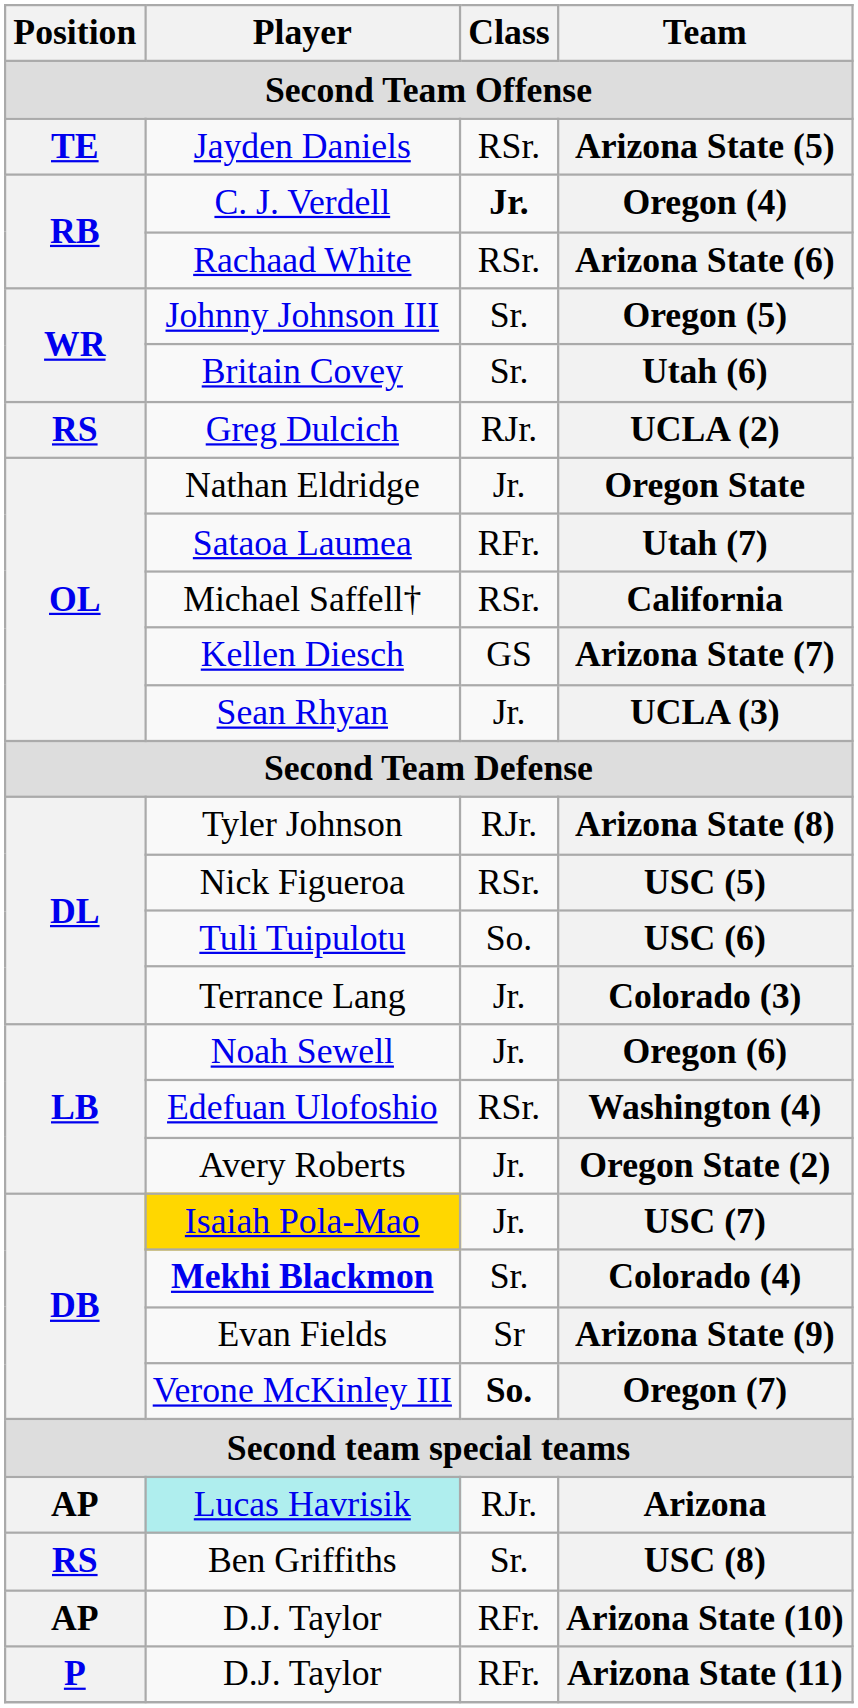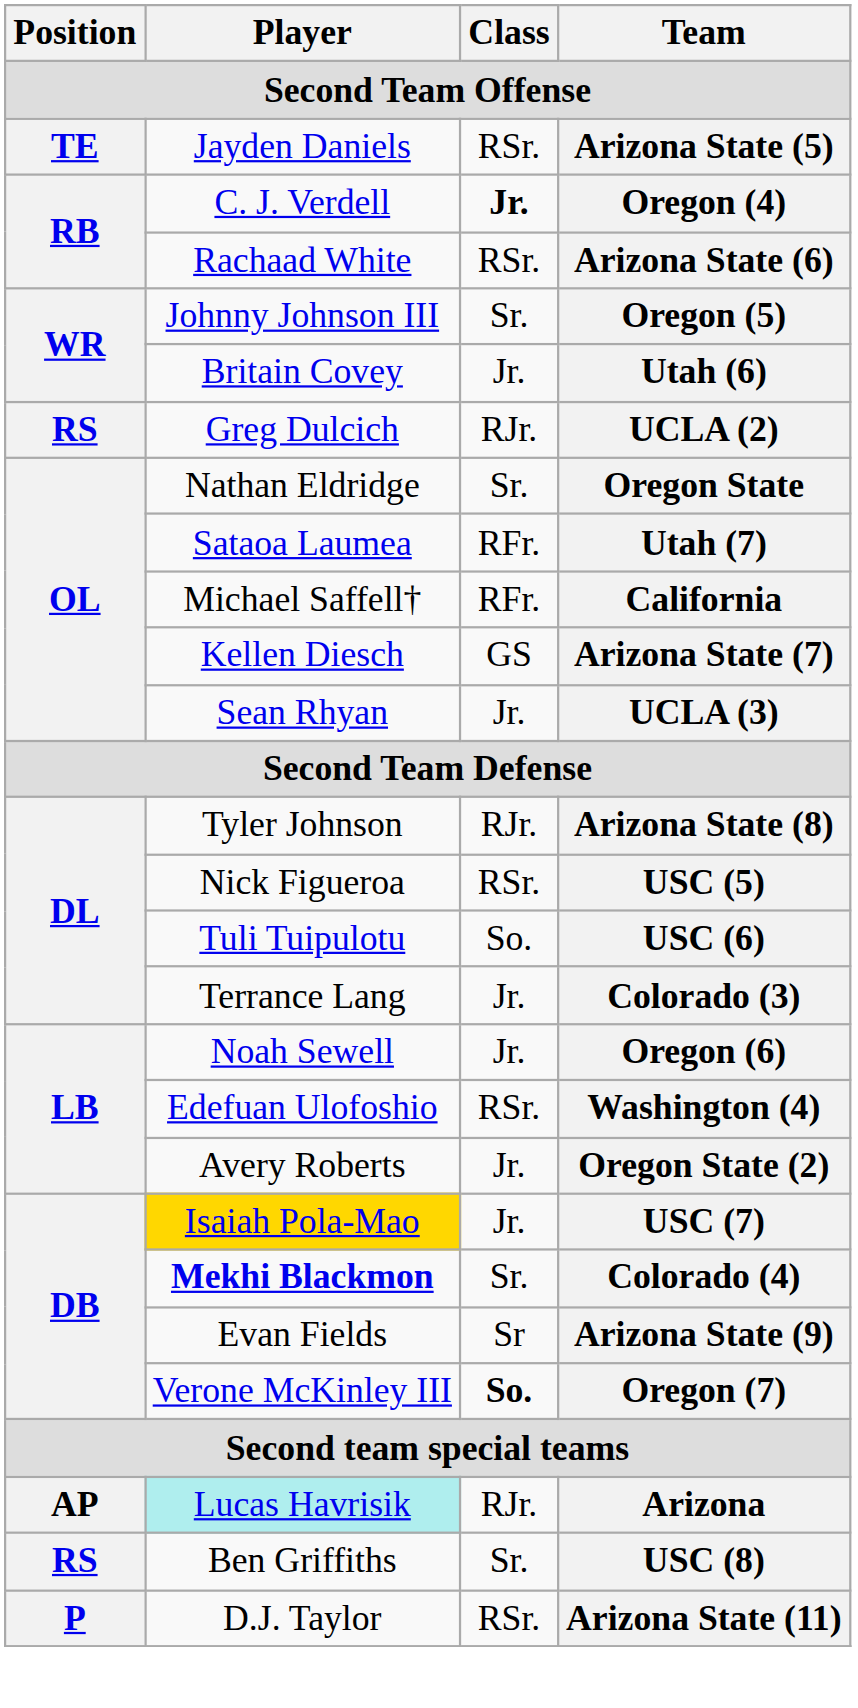(509, 372) Sr. -> (509, 372) Jr.
(509, 485) Jr. -> (509, 485) Sr.
(509, 598) RSr. -> (509, 598) RFr.
- row: (705, 1617)
(509, 1673) RFr. -> (509, 1617) RSr.
